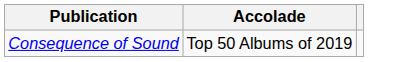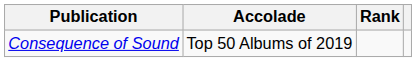+ column: (380, 17)
